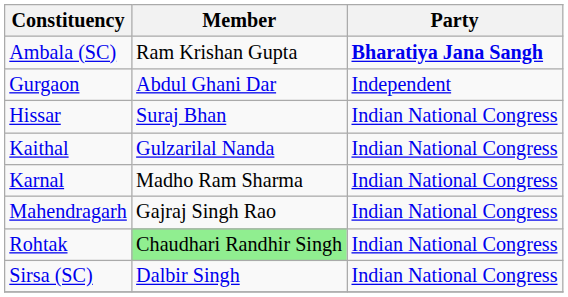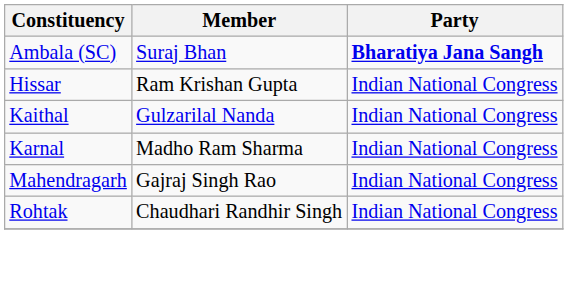(217, 52) Ram Krishan Gupta -> (181, 52) Suraj Bhan
- row: (44, 84)
(181, 116) Suraj Bhan -> (217, 84) Ram Krishan Gupta
(239, 244) lightgreen background -> (239, 212) no background
- row: (51, 276)
